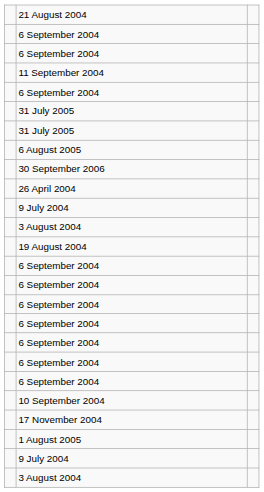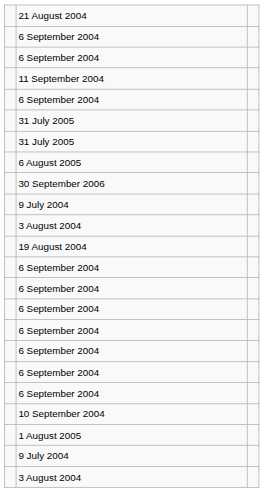- row: (10, 188)
- row: (10, 420)
